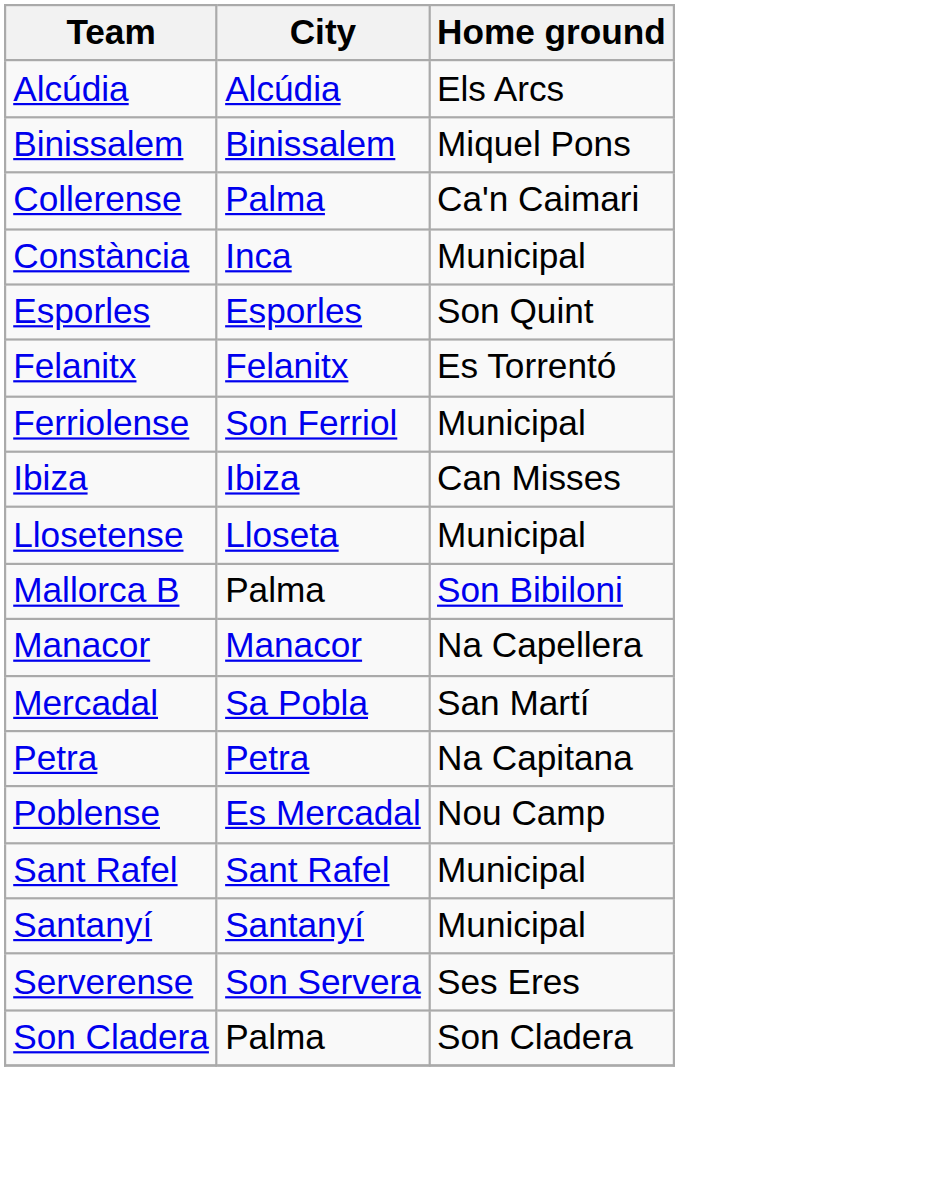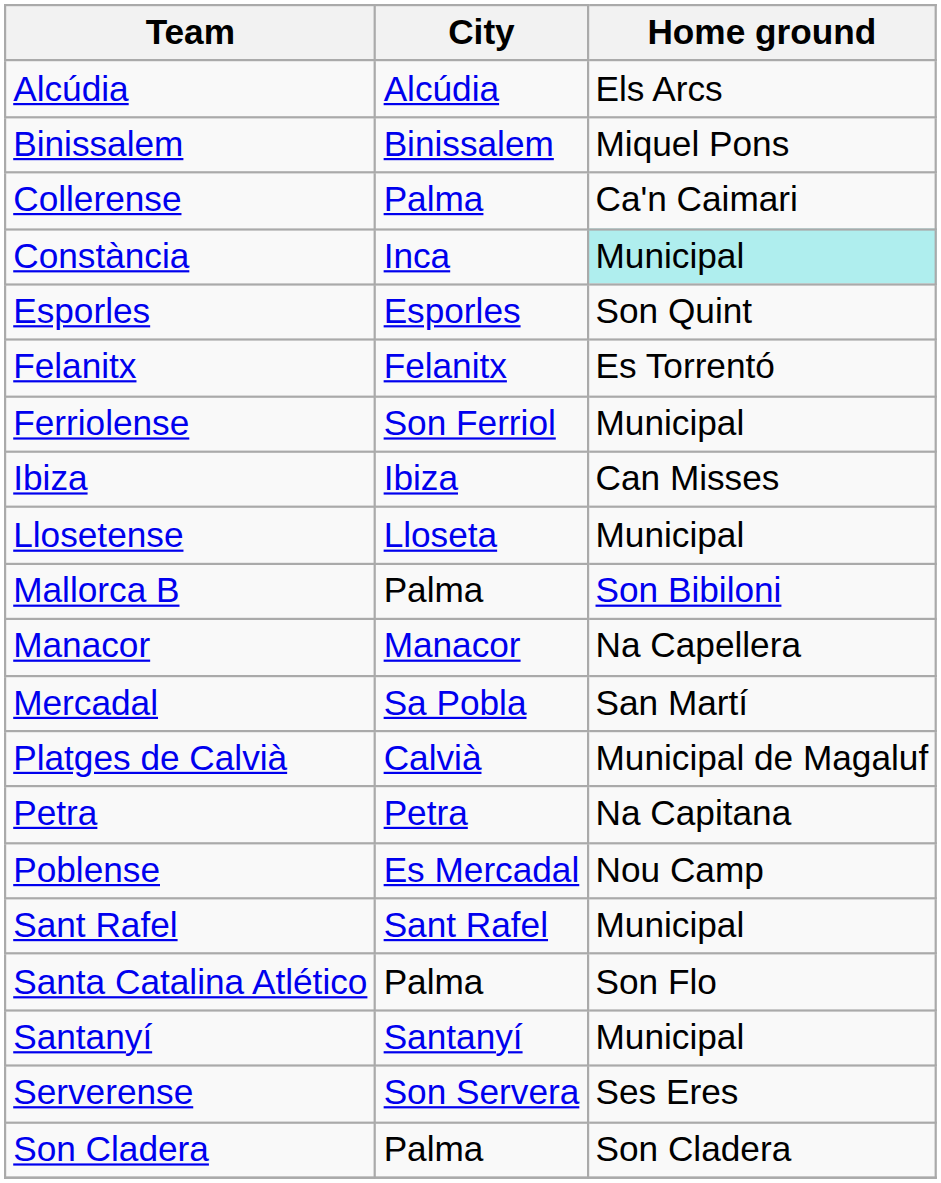(511, 255) no background -> (670, 255) paleturquoise background
+ row: (150, 758)
+ row: (190, 981)
